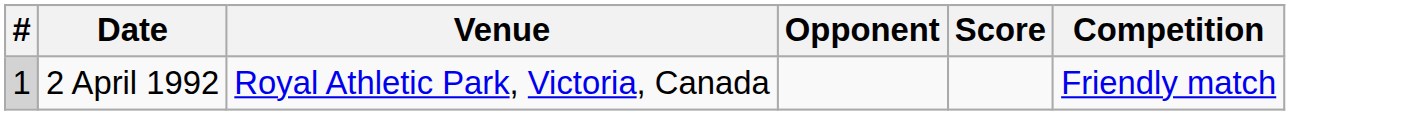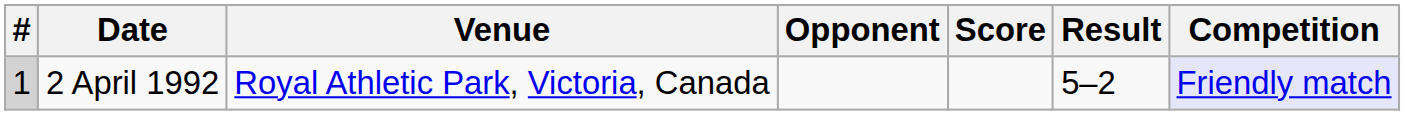+ column: (1111, 30)
(1169, 82) no background -> (1284, 82) lavender background
